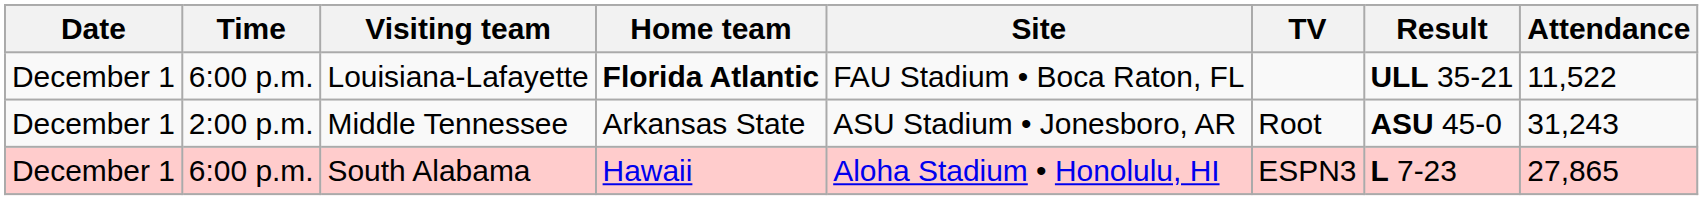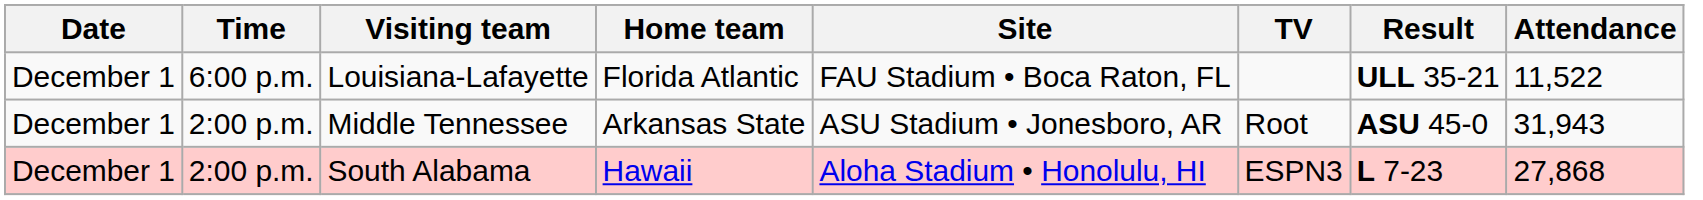(711, 76) bold -> (701, 76) normal
(1573, 124) 31,243 -> (1559, 124) 31,943
(251, 171) 6:00 p.m. -> (251, 171) 2:00 p.m.
(1573, 171) 27,865 -> (1559, 171) 27,868
